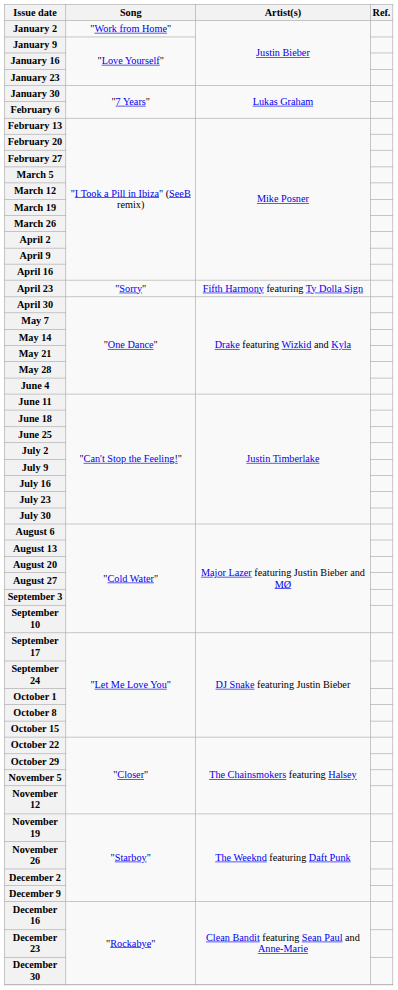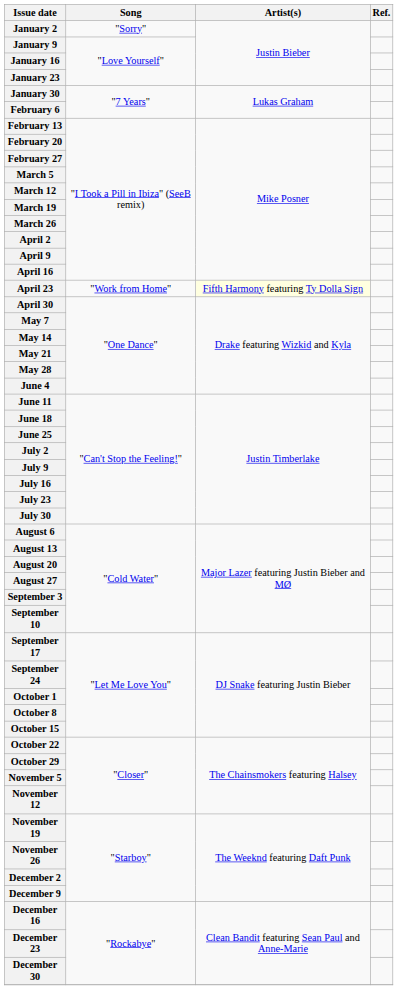(131, 28) "Work from Home" -> (131, 28) "Sorry"
(131, 288) "Sorry" -> (131, 288) "Work from Home"
(283, 288) no background -> (283, 288) lightyellow background
